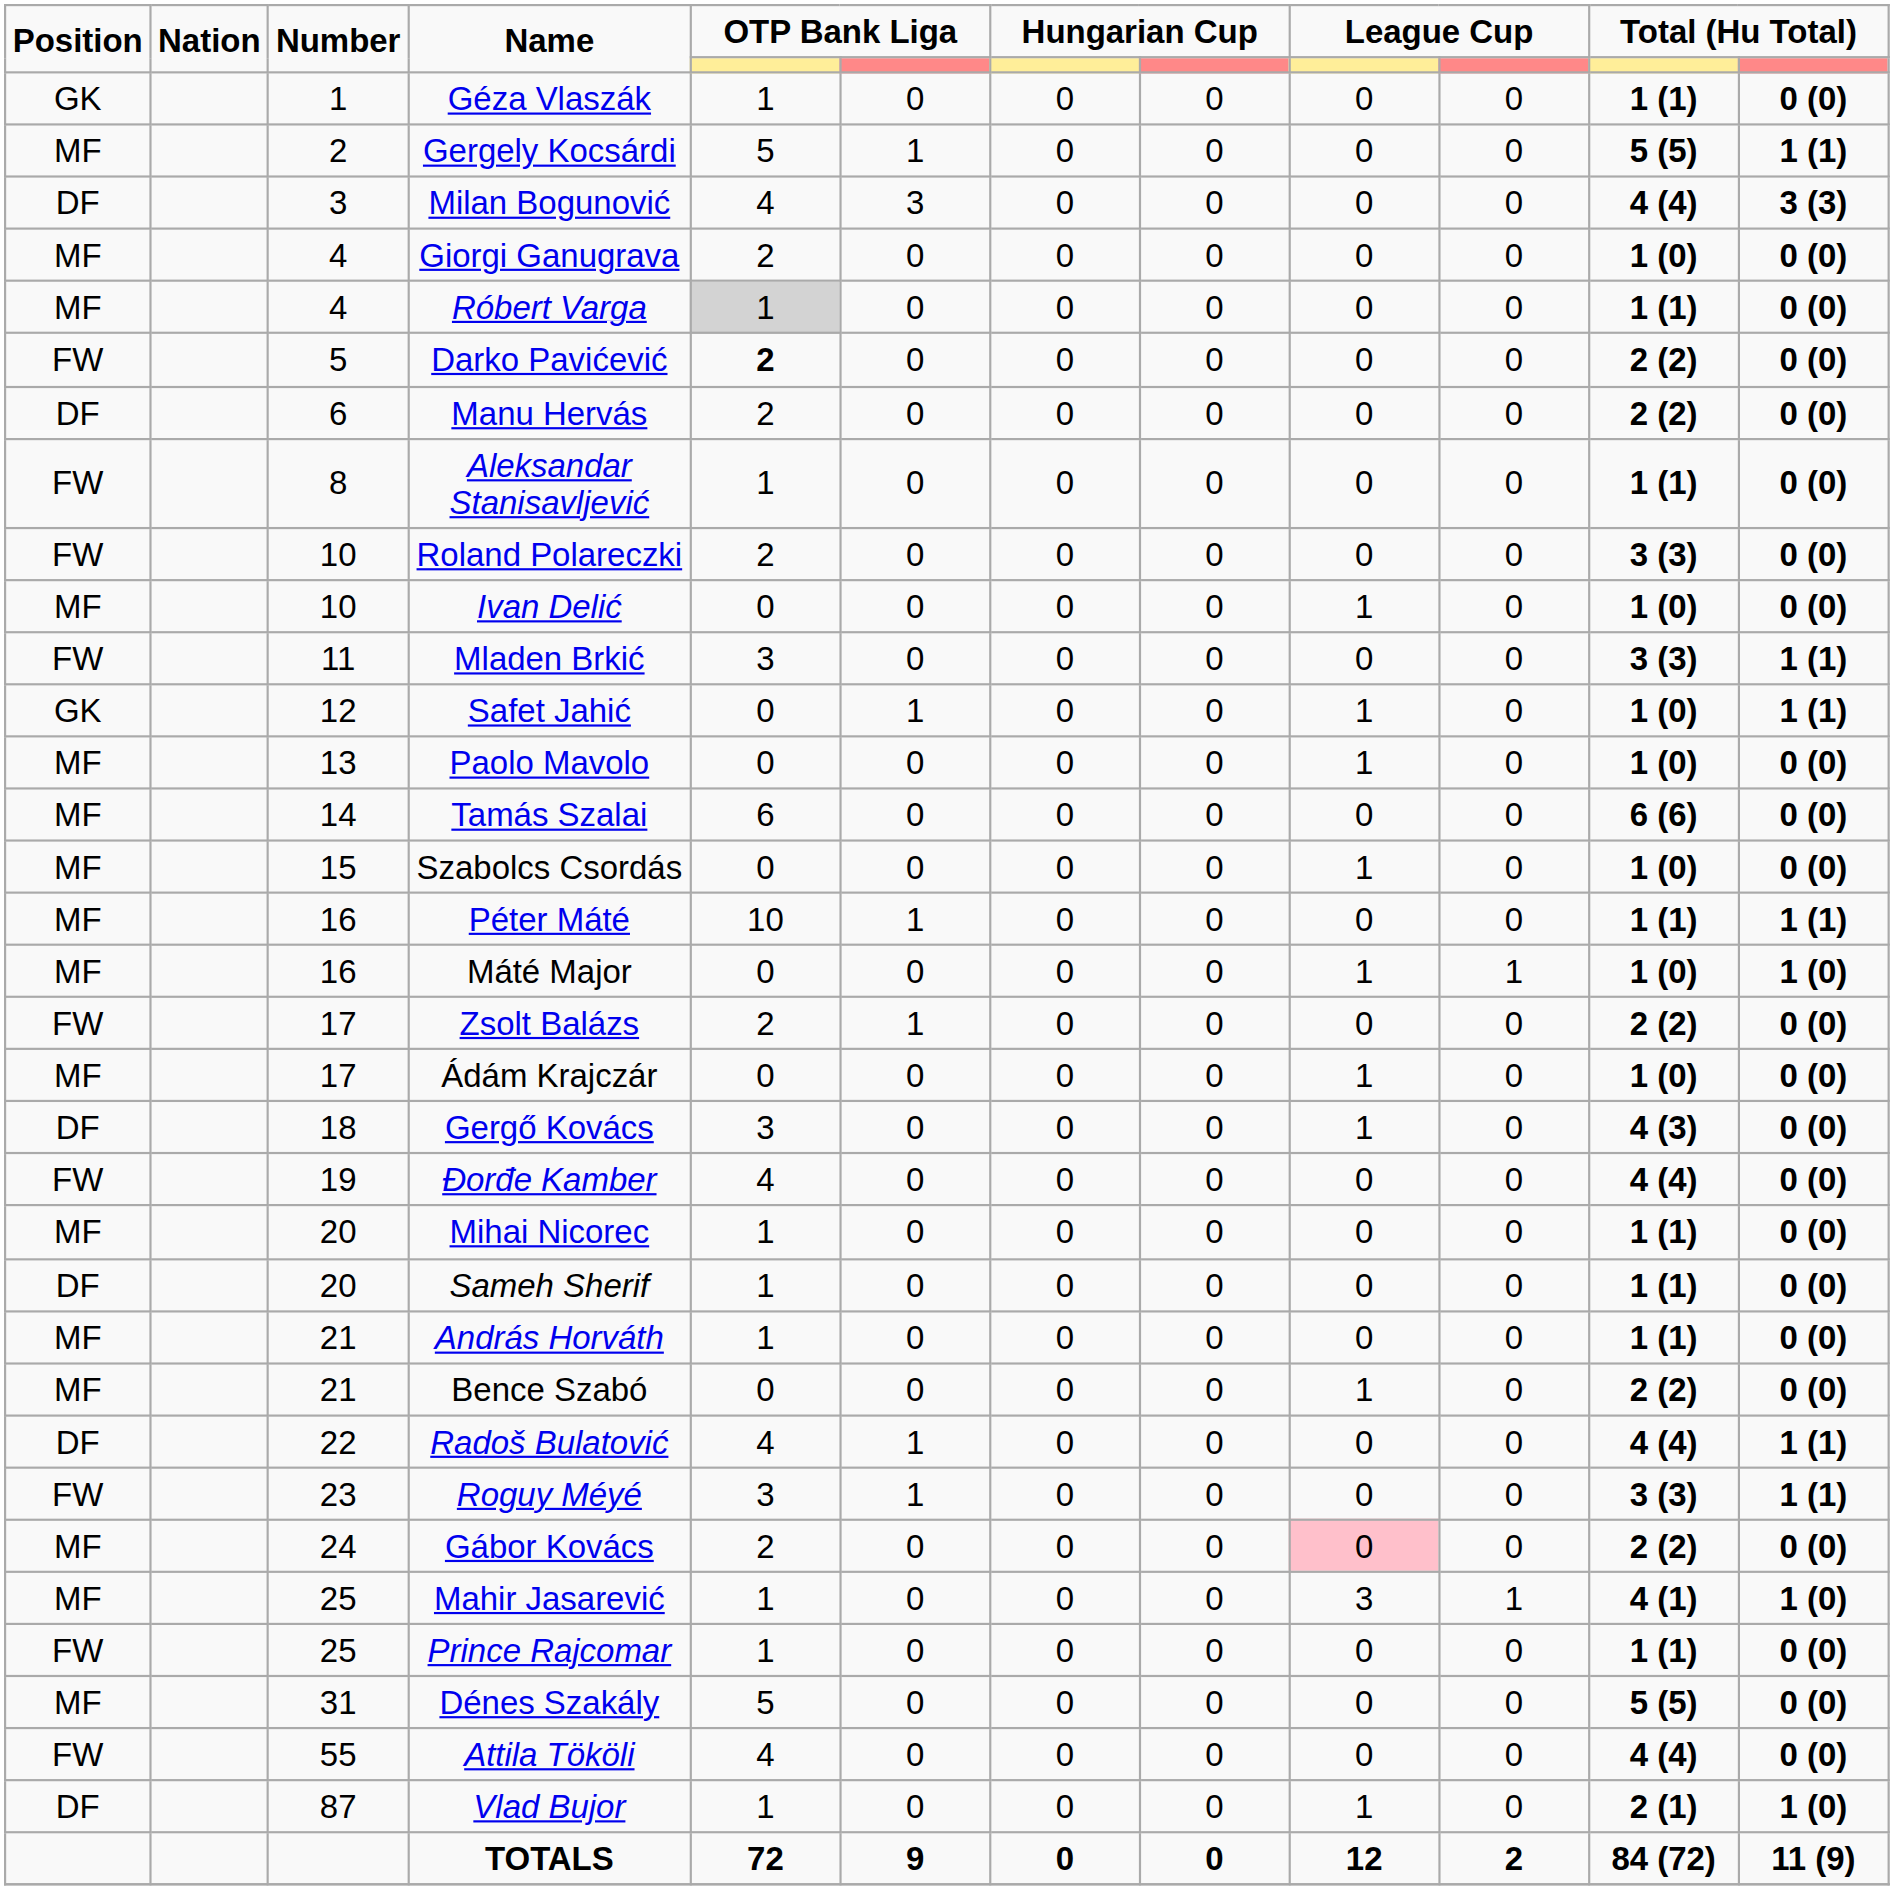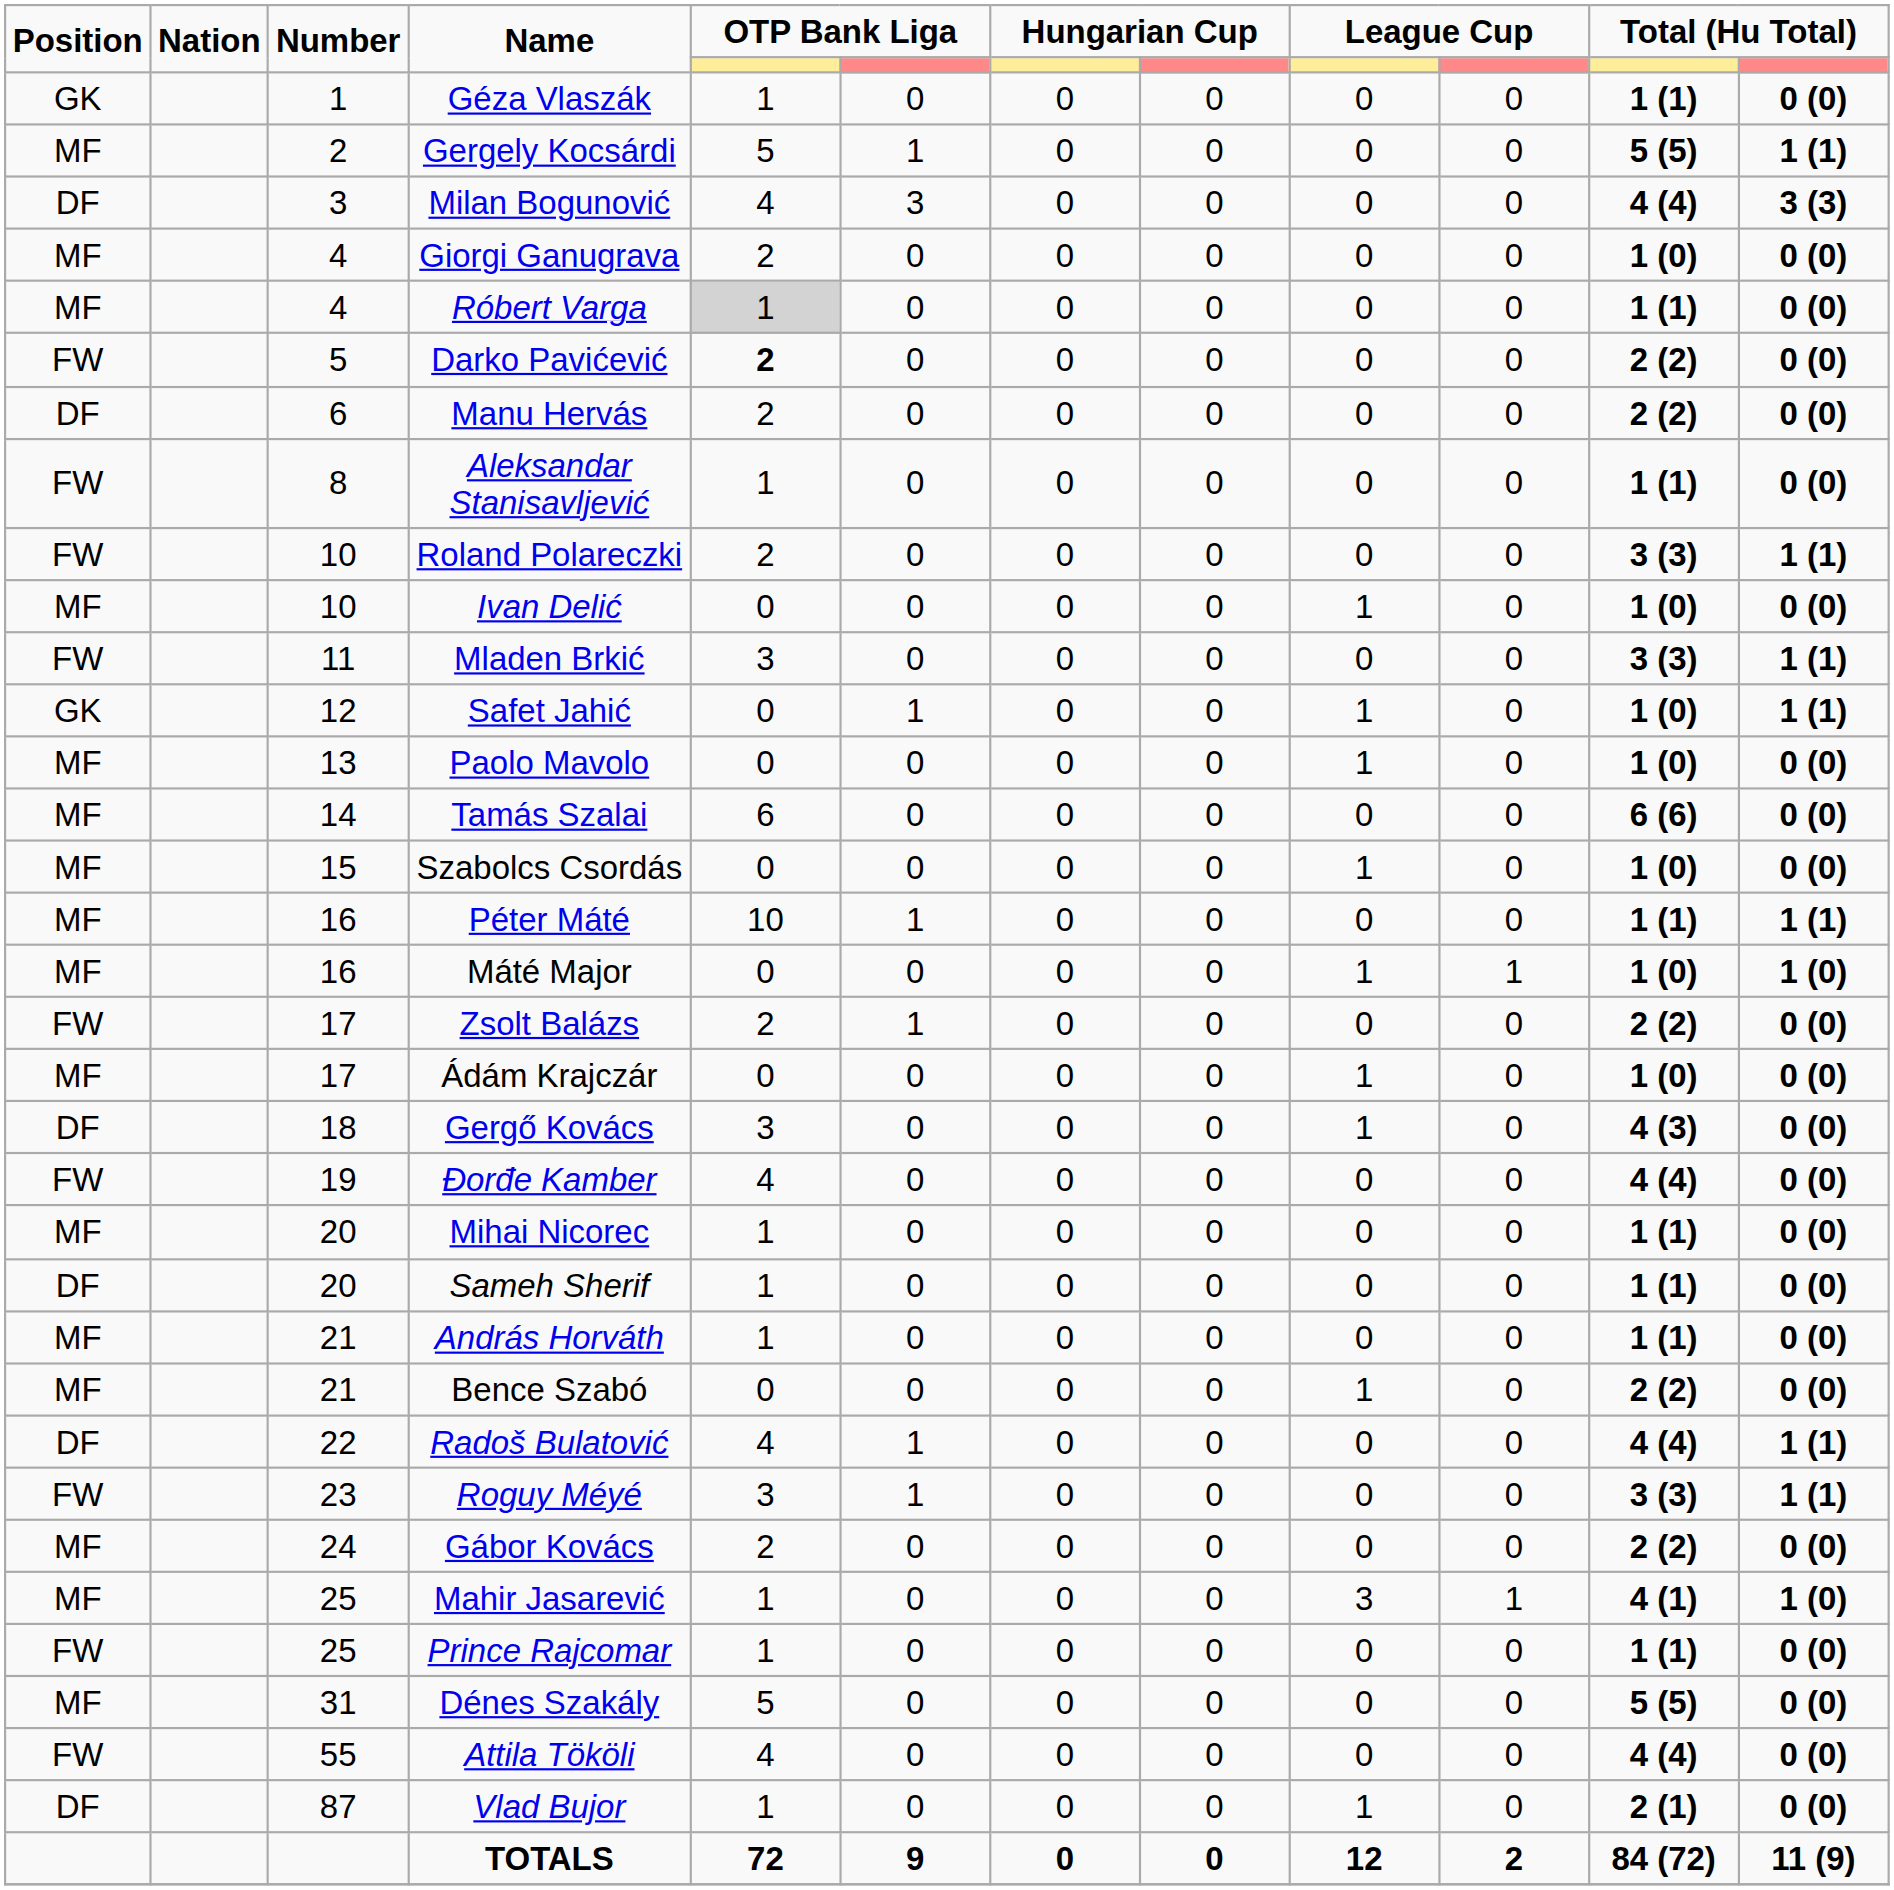(1813, 554) 0 (0) -> (1813, 554) 1 (1)
(1364, 1546) pink background -> (1364, 1546) no background
(1813, 1807) 1 (0) -> (1813, 1807) 0 (0)
